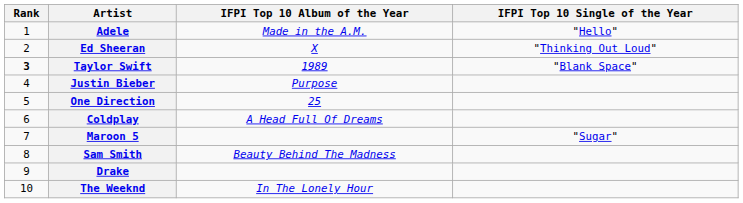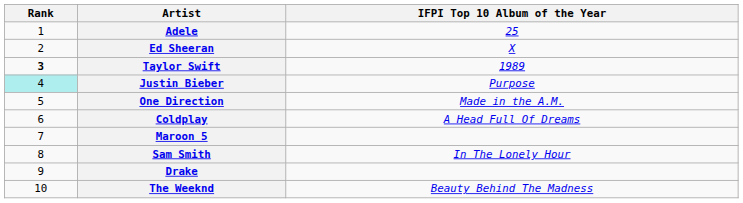- column: (595, 13)
(315, 31) Made in the A.M. -> (512, 31) 25
(27, 84) no background -> (41, 84) paleturquoise background
(315, 101) 25 -> (512, 101) Made in the A.M.
(315, 154) Beauty Behind The Madness -> (512, 154) In The Lonely Hour
(315, 189) In The Lonely Hour -> (512, 189) Beauty Behind The Madness
